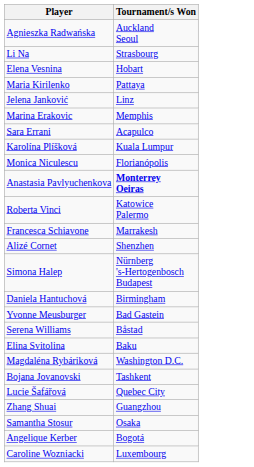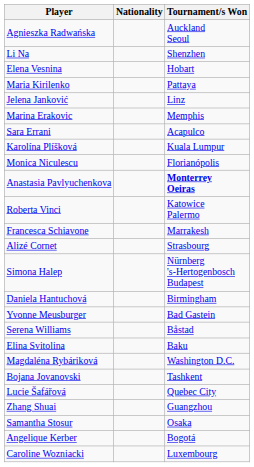+ column: (139, 12)
(137, 54) Strasbourg -> (186, 54) Shenzhen
(135, 246) Shenzhen -> (188, 246) Strasbourg
